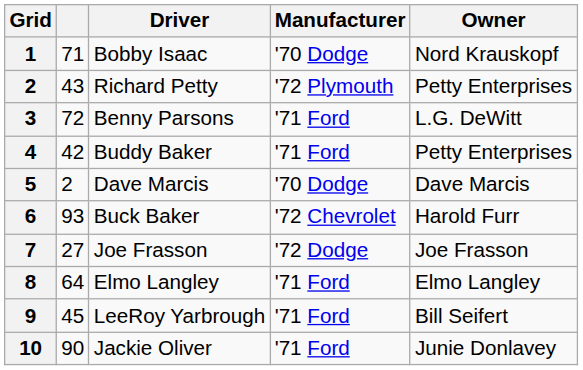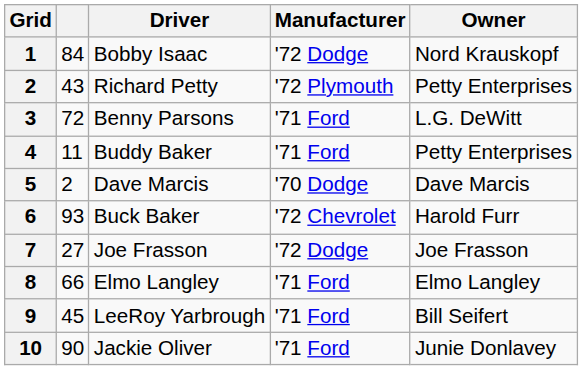(73, 53) 71 -> (73, 53) 84
(321, 53) '70 Dodge -> (321, 53) '72 Dodge
(73, 151) 42 -> (72, 151) 11
(73, 282) 64 -> (73, 282) 66
